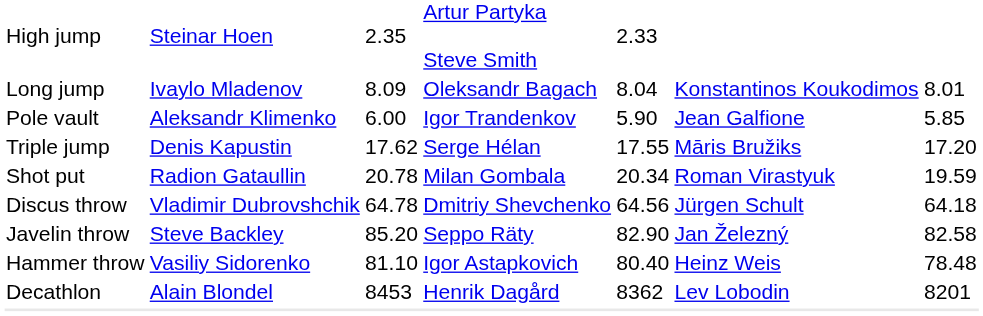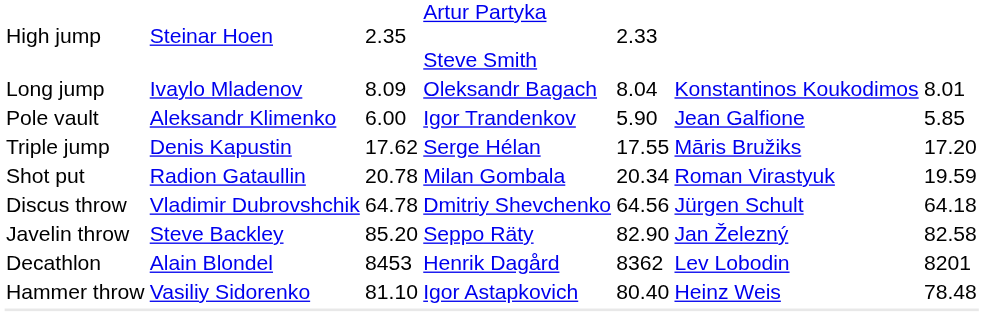rows swapped: (75, 263) <-> (54, 292)
